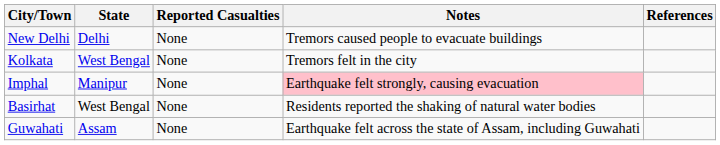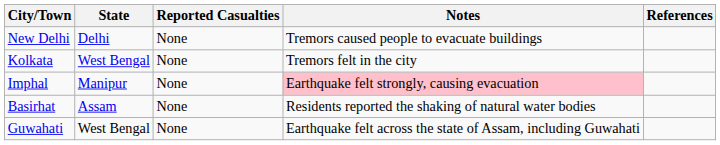(114, 106) West Bengal -> (97, 106) Assam
(97, 128) Assam -> (114, 128) West Bengal
